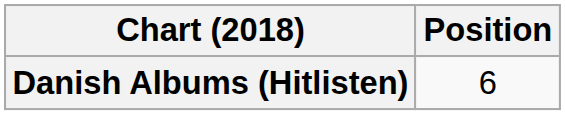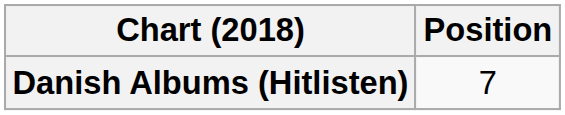(488, 82) 6 -> (488, 82) 7
